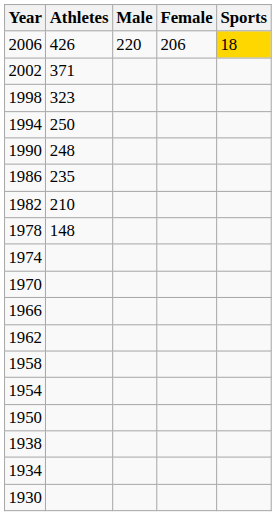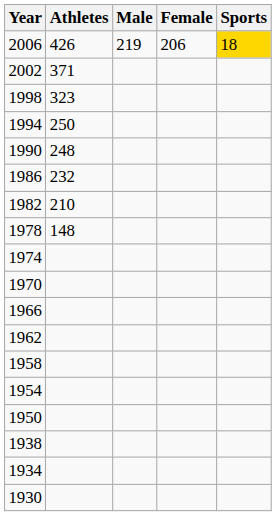(129, 44) 220 -> (129, 44) 219
(62, 177) 235 -> (62, 177) 232
